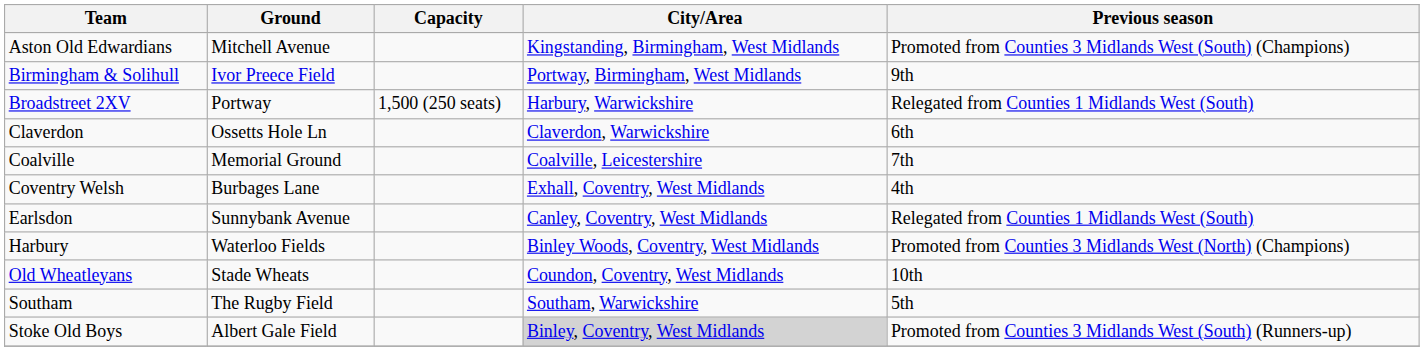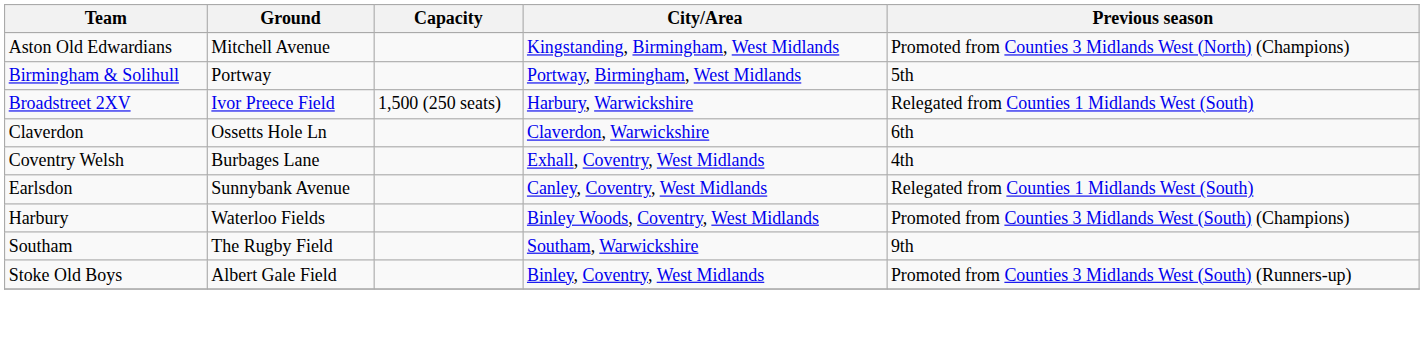(1120, 47) Promoted from Counties 3 Midlands West (South) (Champions) -> (1120, 47) Promoted from Counties 3 Midlands West (North) (Champions)
(273, 75) Ivor Preece Field -> (241, 75) Portway
(902, 75) 9th -> (902, 75) 5th
(241, 103) Portway -> (273, 103) Ivor Preece Field
- row: (42, 160)
(1120, 246) Promoted from Counties 3 Midlands West (North) (Champions) -> (1120, 217) Promoted from Counties 3 Midlands West (South) (Champions)
- row: (70, 274)
(902, 302) 5th -> (902, 246) 9th
(646, 331) lightgrey background -> (646, 274) no background
